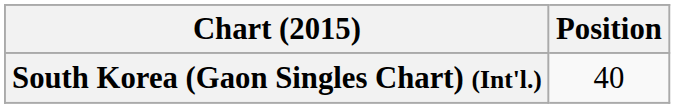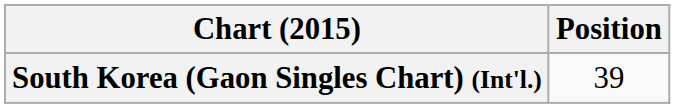(609, 77) 40 -> (609, 77) 39
